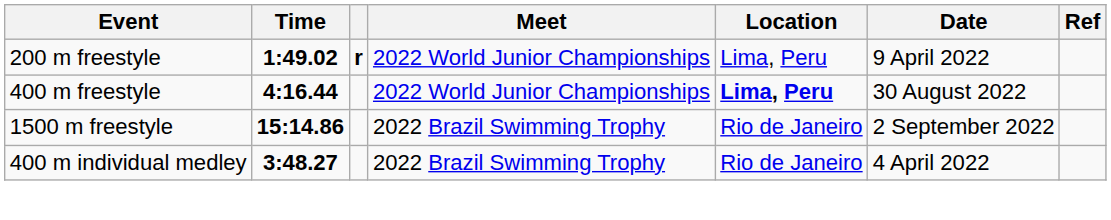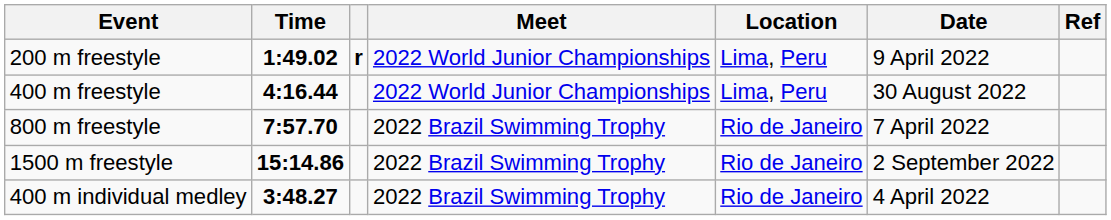(777, 92) bold -> (774, 92) normal
+ row: (85, 127)
